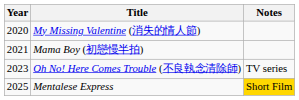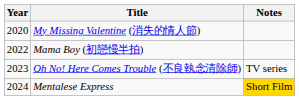(18, 50) 2021 -> (18, 50) 2022
(18, 87) 2025 -> (18, 87) 2024
